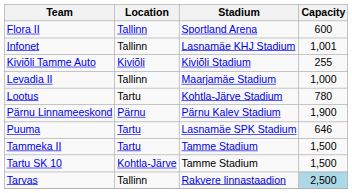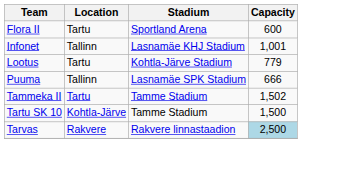(132, 29) Tallinn -> (79, 29) Tartu
- row: (51, 63)
- row: (30, 79)
(323, 96) 780 -> (273, 63) 779
- row: (60, 113)
(129, 130) Tartu -> (82, 79) Tallinn
(323, 130) 646 -> (273, 79) 666
(323, 146) 1,500 -> (273, 96) 1,502
(132, 180) Tallinn -> (86, 130) Rakvere
